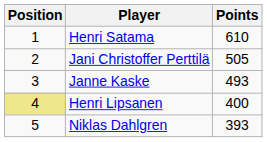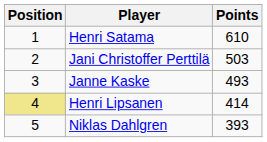(237, 59) 505 -> (237, 59) 503
(237, 103) 400 -> (237, 103) 414
